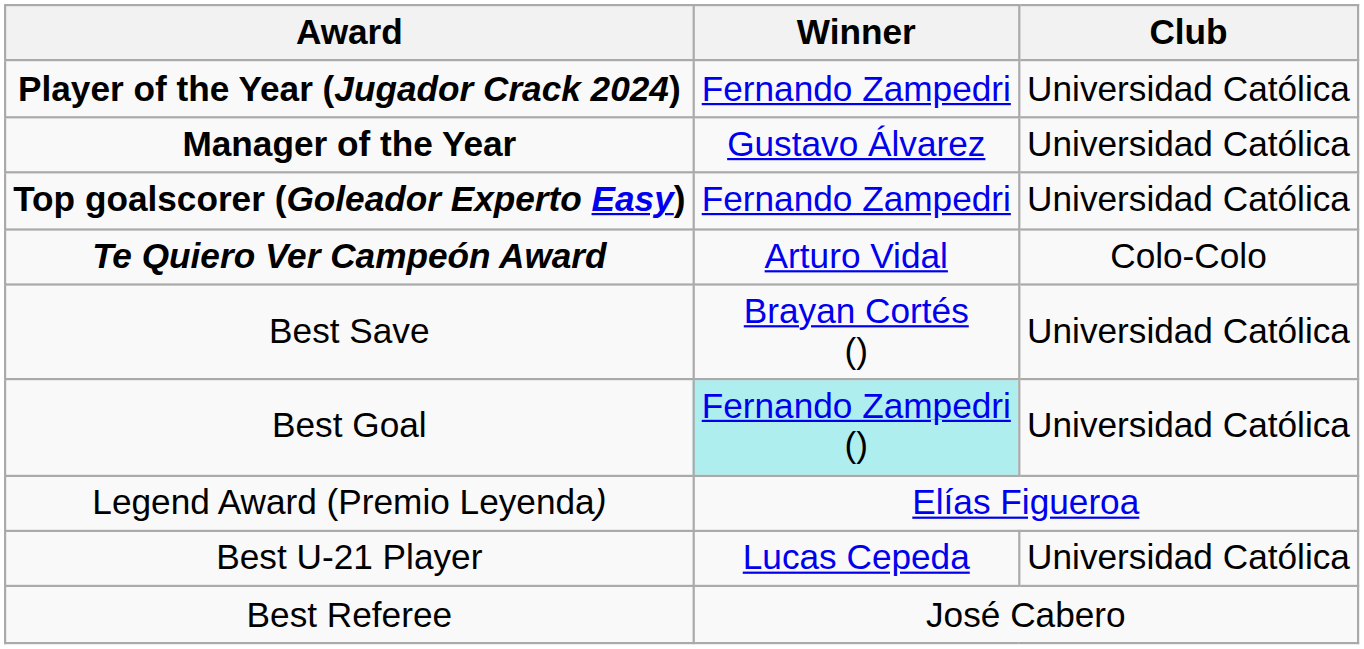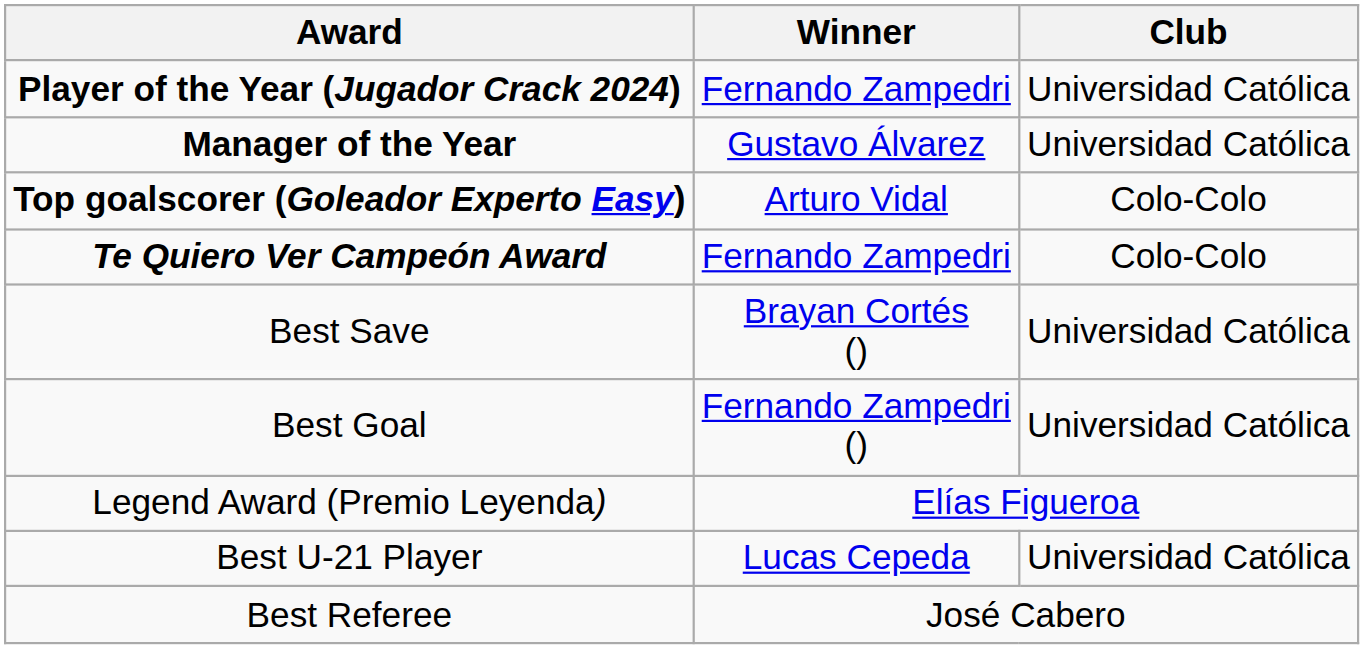(856, 199) Fernando Zampedri -> (856, 199) Arturo Vidal
(1188, 199) Universidad Católica -> (1188, 199) Colo-Colo
(856, 255) Arturo Vidal -> (856, 255) Fernando Zampedri
(856, 426) paleturquoise background -> (856, 426) no background
